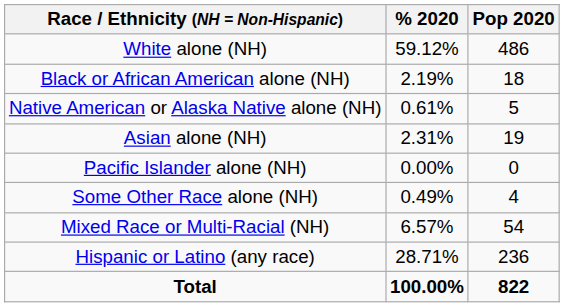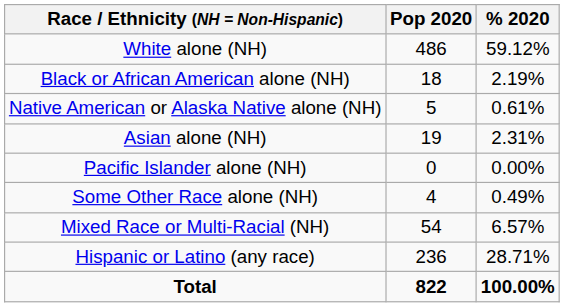columns swapped: (514, 19) <-> (427, 19)
